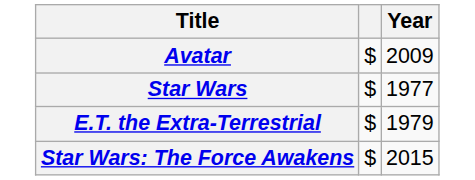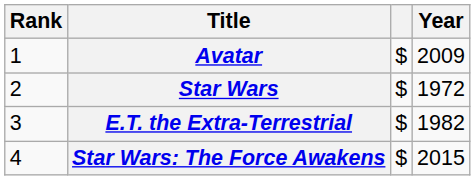+ column: (36, 21)
(410, 89) 1977 -> (441, 89) 1972
(410, 123) 1979 -> (441, 123) 1982
